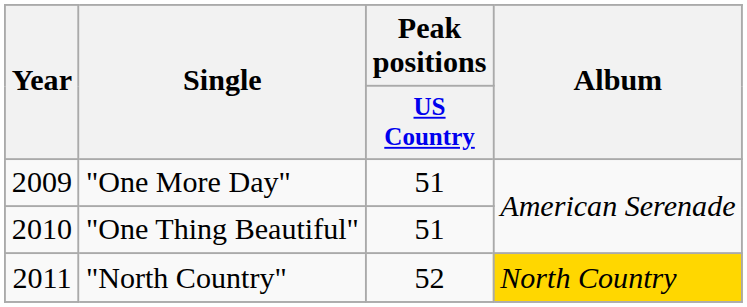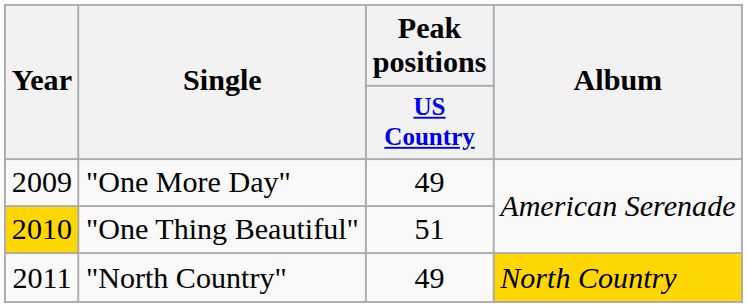(430, 181) 51 -> (430, 181) 49
(42, 229) no background -> (42, 229) gold background
(430, 277) 52 -> (430, 277) 49
